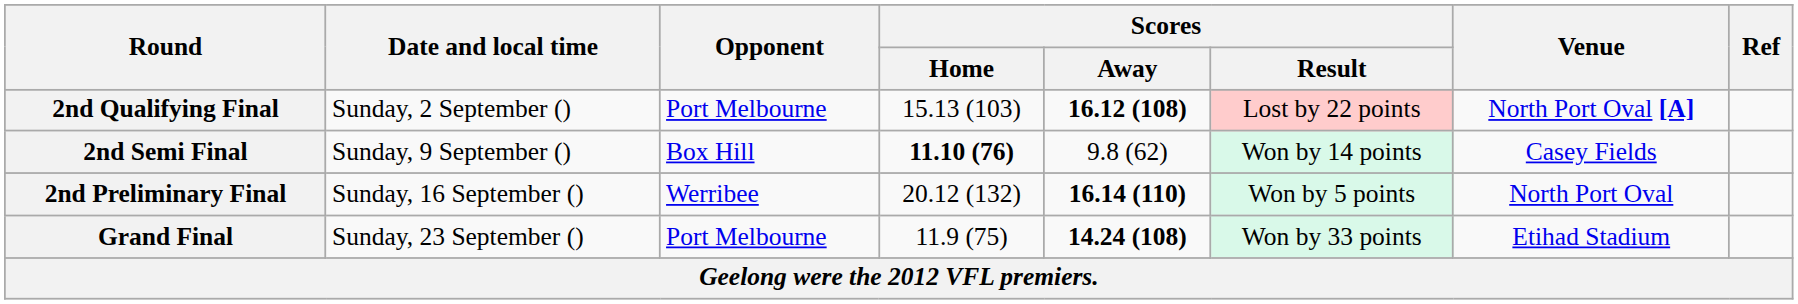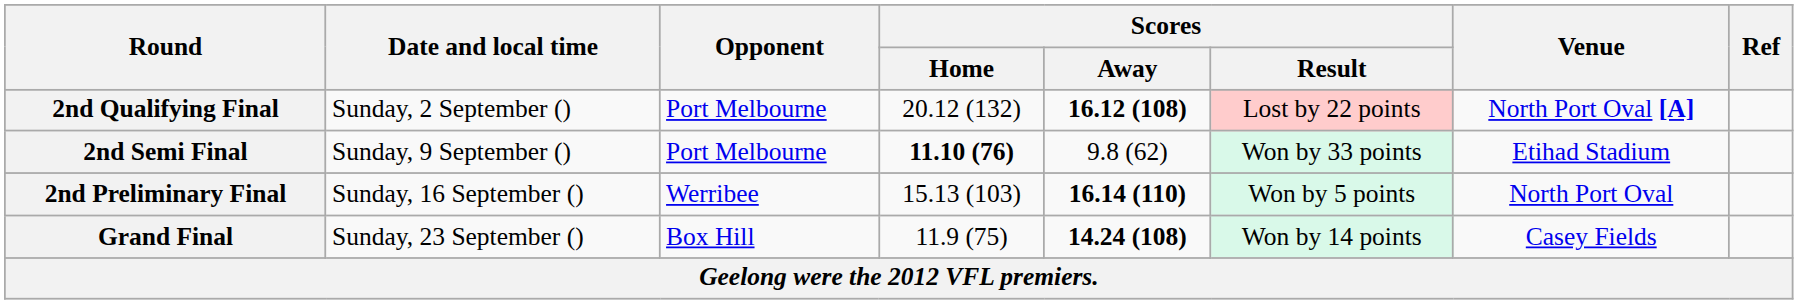(962, 109) 15.13 (103) -> (962, 109) 20.12 (132)
(710, 152) Box Hill -> (746, 152) Port Melbourne
(1332, 152) Won by 14 points -> (1332, 152) Won by 33 points
(1591, 152) Casey Fields -> (1591, 152) Etihad Stadium
(962, 194) 20.12 (132) -> (962, 194) 15.13 (103)
(746, 236) Port Melbourne -> (710, 236) Box Hill
(1332, 236) Won by 33 points -> (1332, 236) Won by 14 points
(1591, 236) Etihad Stadium -> (1591, 236) Casey Fields
